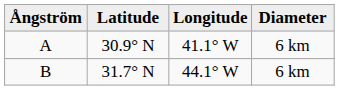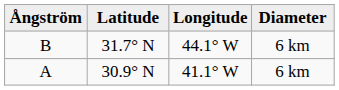rows swapped: (46, 44) <-> (46, 71)
